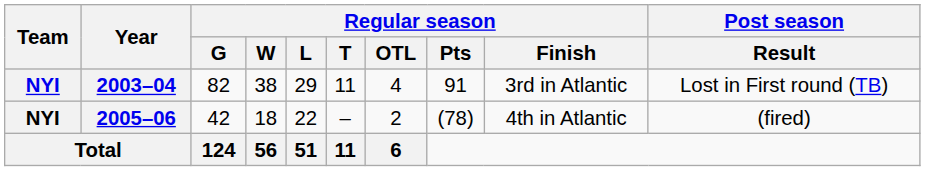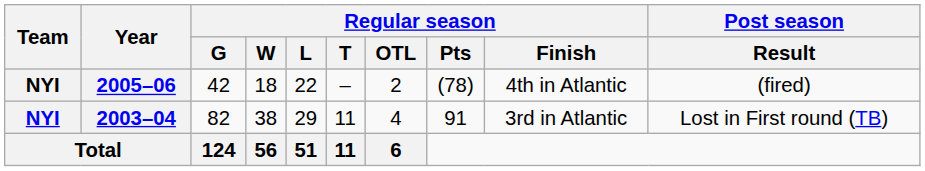rows swapped: (136, 85) <-> (136, 118)
